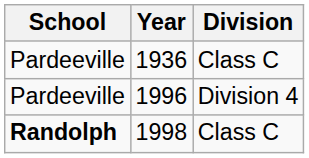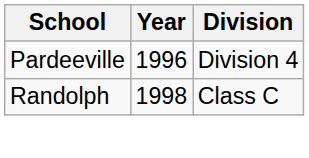- row: (161, 59)
(64, 133) bold -> (60, 96) normal
